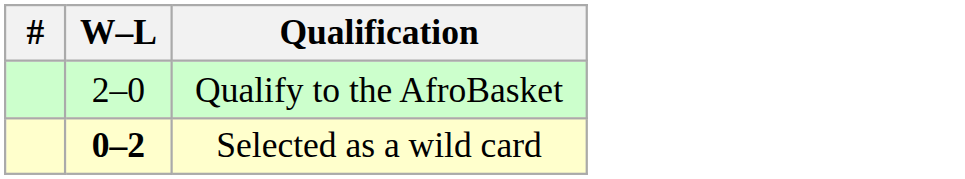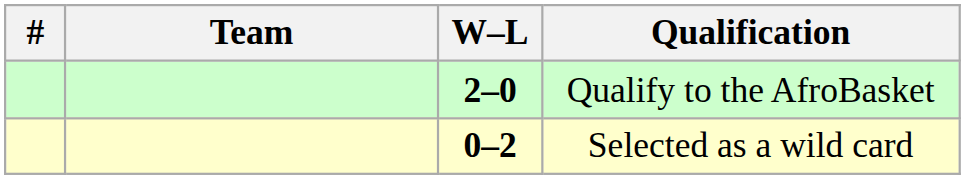+ column: (252, 32)
(118, 88) normal -> (490, 88) bold
